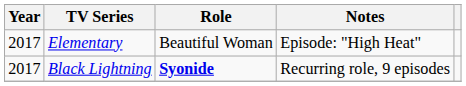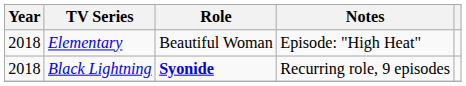(24, 42) 2017 -> (24, 42) 2018
(24, 68) 2017 -> (24, 68) 2018
